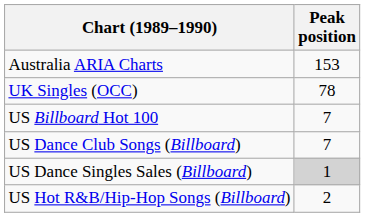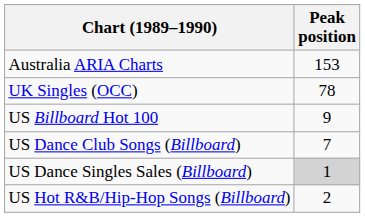(327, 117) 7 -> (327, 117) 9
